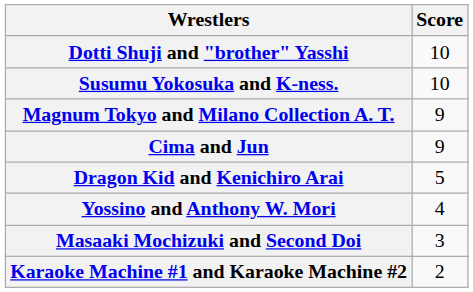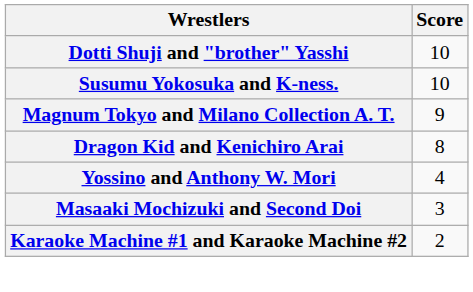- row: (209, 146)
(440, 177) 5 -> (440, 146) 8
